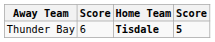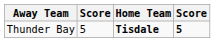(83, 30) 6 -> (83, 30) 5
